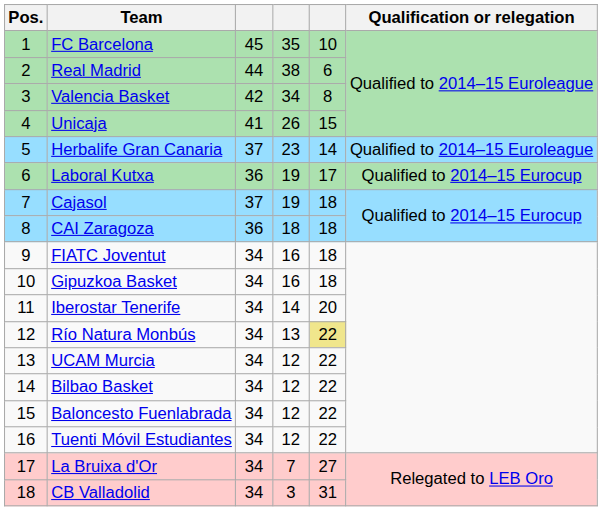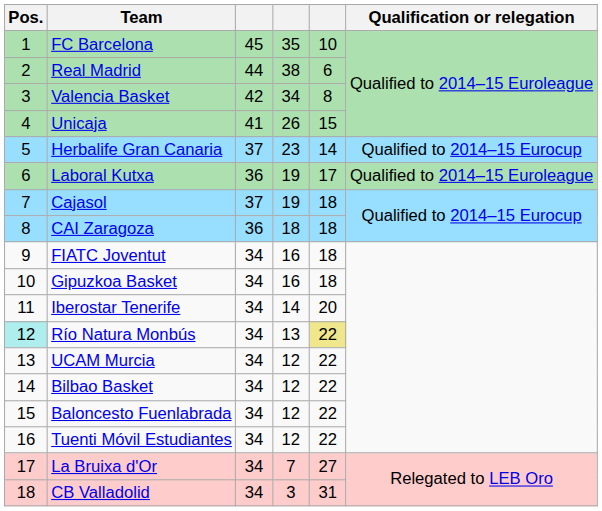(472, 149) Qualified to 2014–15 Euroleague -> (472, 149) Qualified to 2014–15 Eurocup
(472, 176) Qualified to 2014–15 Eurocup -> (472, 176) Qualified to 2014–15 Euroleague
(26, 334) no background -> (26, 334) paleturquoise background
